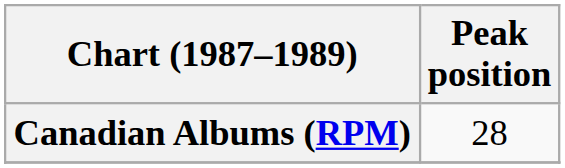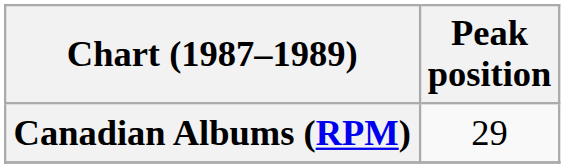(490, 132) 28 -> (490, 132) 29
